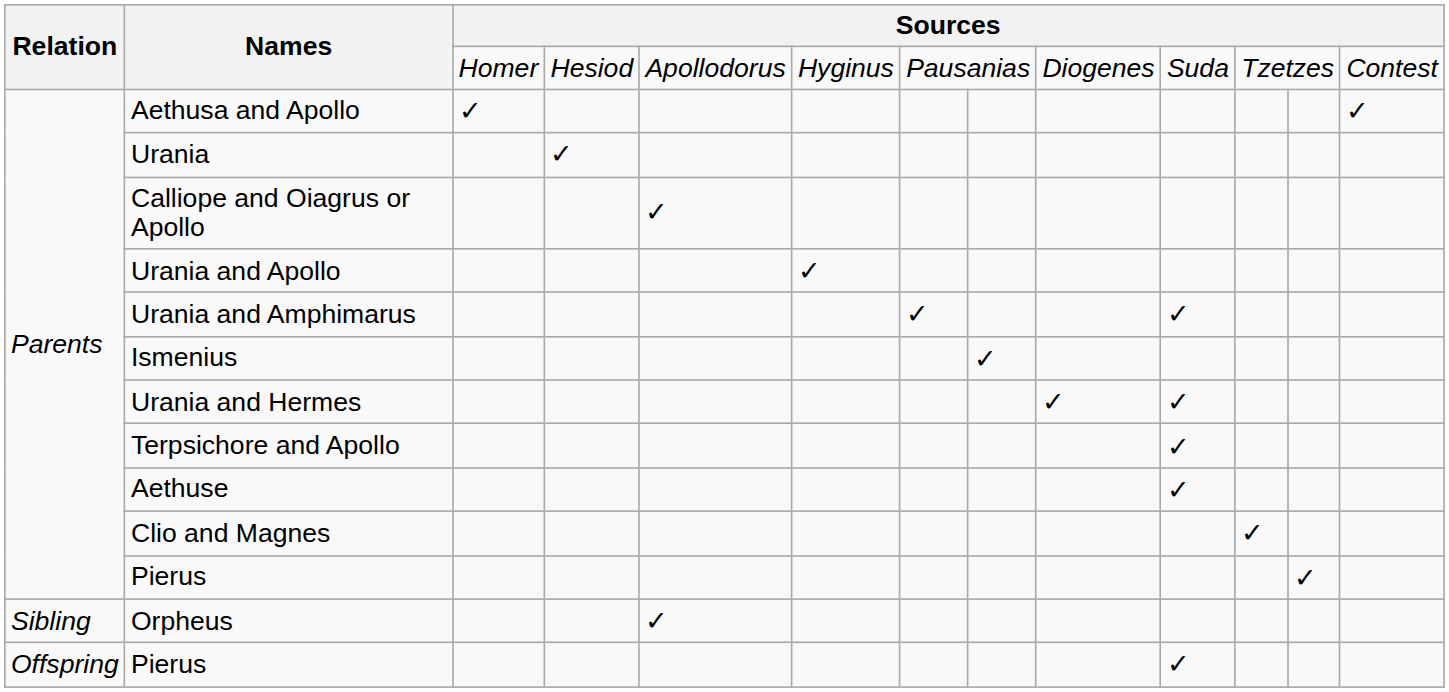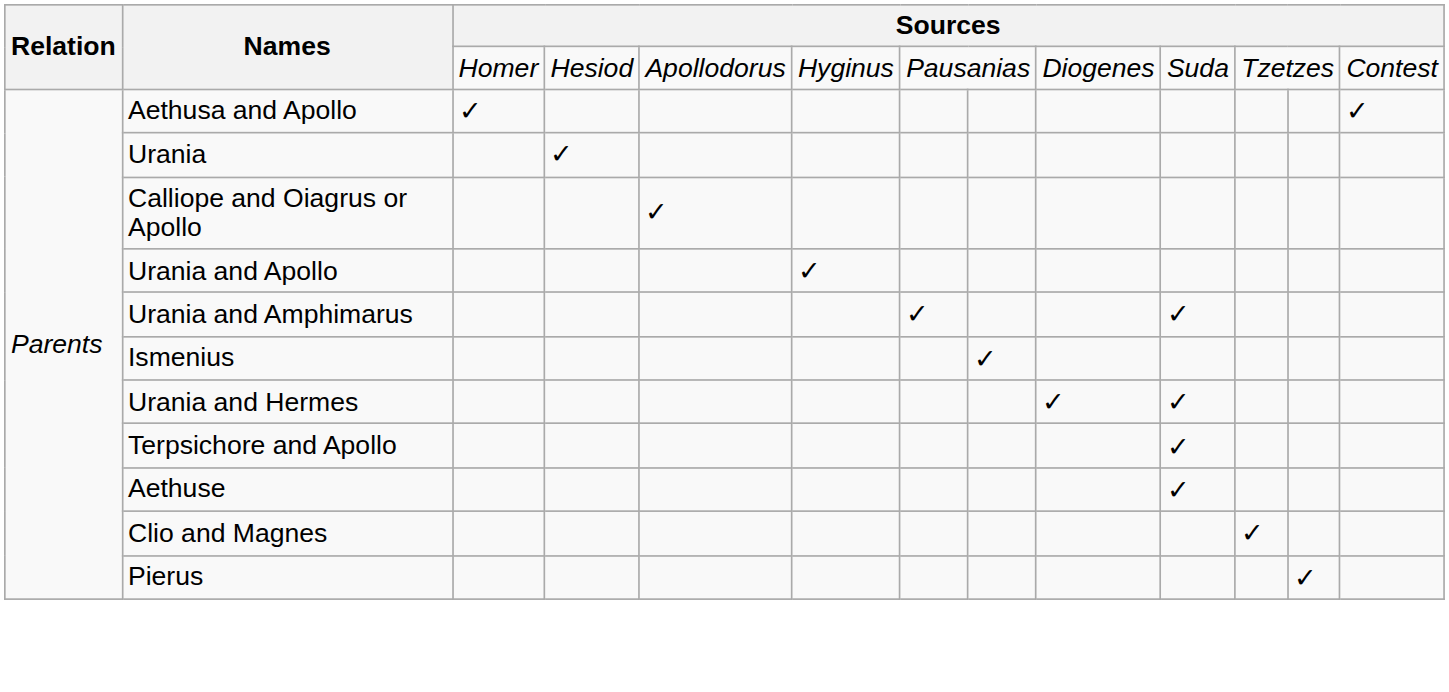- row: (51, 620)
- row: (65, 664)
